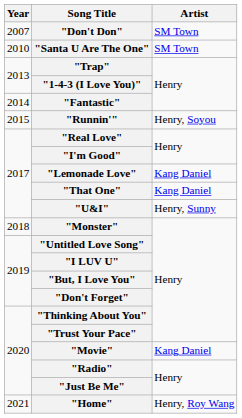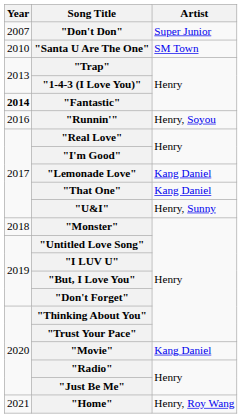(176, 31) SM Town -> (183, 31) Super Junior
(18, 102) normal -> (18, 102) bold
(18, 119) 2015 -> (18, 119) 2016
